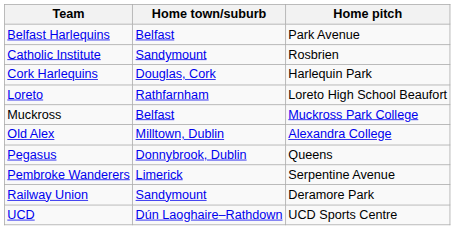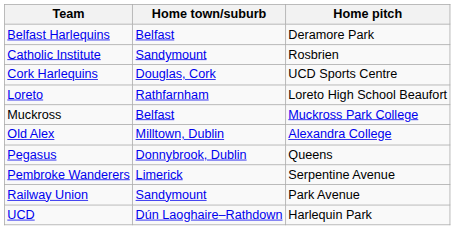(324, 34) Park Avenue -> (331, 34) Deramore Park
(330, 74) Harlequin Park -> (343, 74) UCD Sports Centre
(331, 194) Deramore Park -> (324, 194) Park Avenue
(343, 214) UCD Sports Centre -> (330, 214) Harlequin Park
